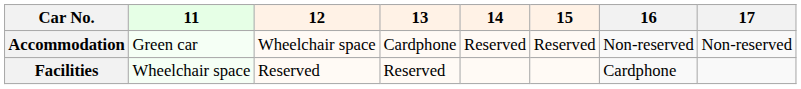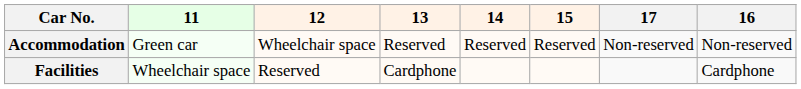columns swapped: (649, 17) <-> (747, 17)
(420, 44) Cardphone -> (414, 44) Reserved
(414, 70) Reserved -> (420, 70) Cardphone
